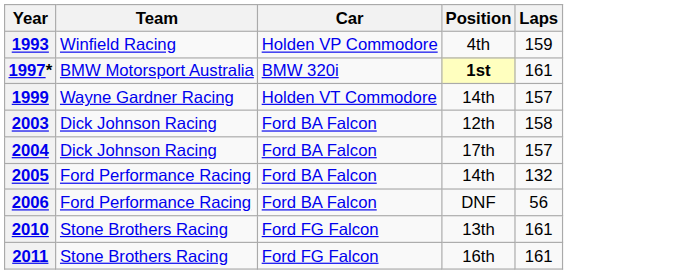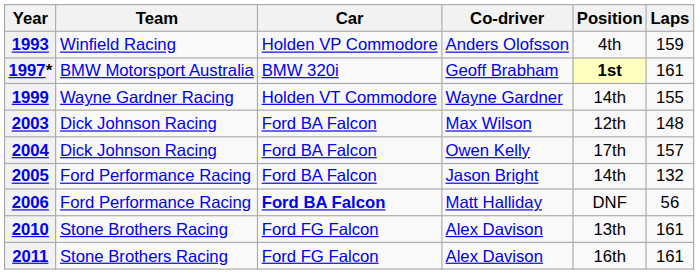+ column: (507, 18)
(539, 97) 157 -> (670, 97) 155
(539, 124) 158 -> (670, 124) 148
(319, 203) normal -> (324, 203) bold
